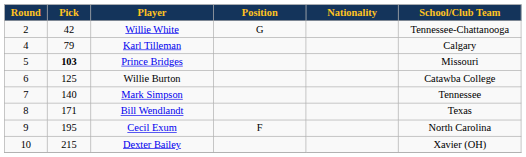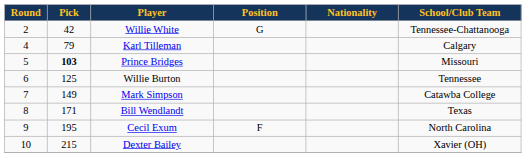(460, 78) Catawba College -> (460, 78) Tennessee
(69, 95) 140 -> (69, 95) 149
(460, 95) Tennessee -> (460, 95) Catawba College
